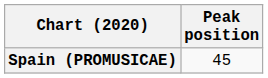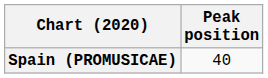(222, 61) 45 -> (222, 61) 40
